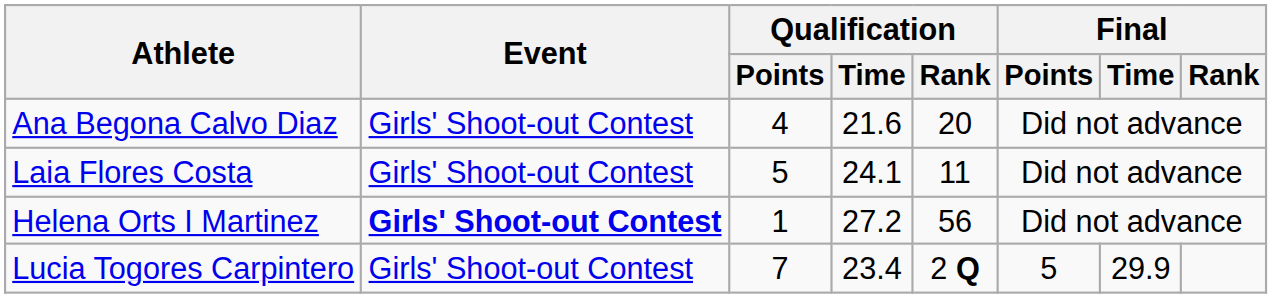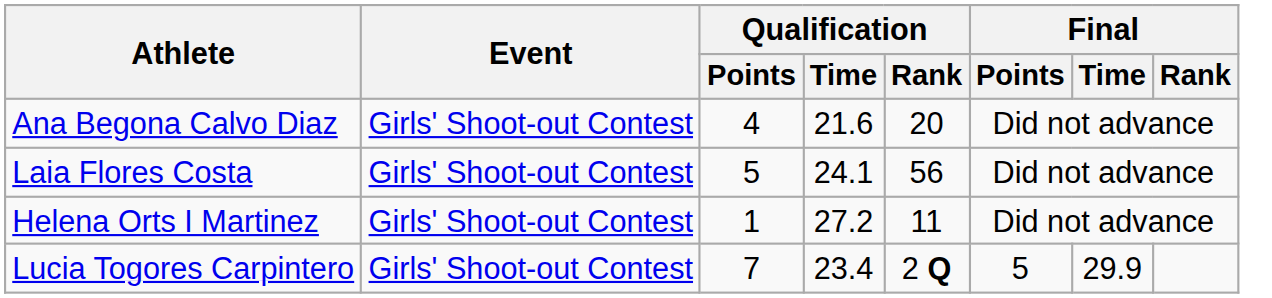(955, 172) 11 -> (927, 172) 56
(545, 221) bold -> (531, 221) normal
(955, 221) 56 -> (927, 221) 11
